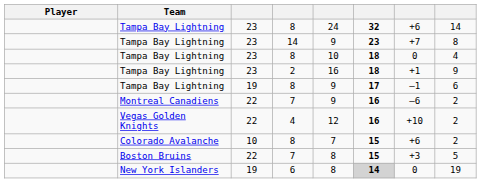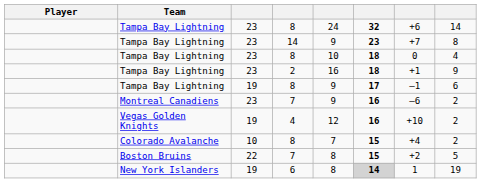(252, 101) 22 -> (252, 101) 23
(252, 121) 22 -> (252, 121) 19
(415, 141) +6 -> (415, 141) +4
(415, 156) +3 -> (415, 156) +2
(415, 171) 0 -> (415, 171) 1
